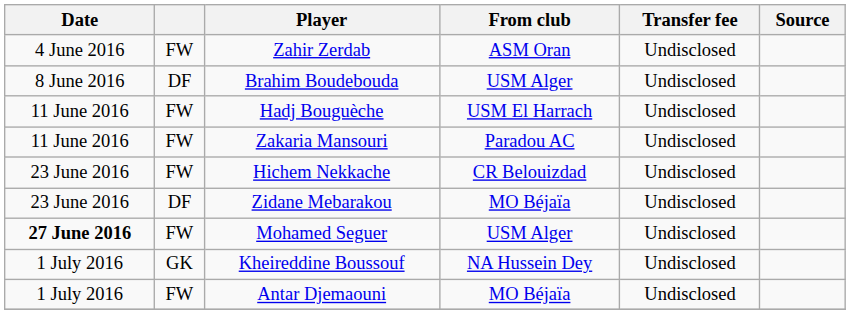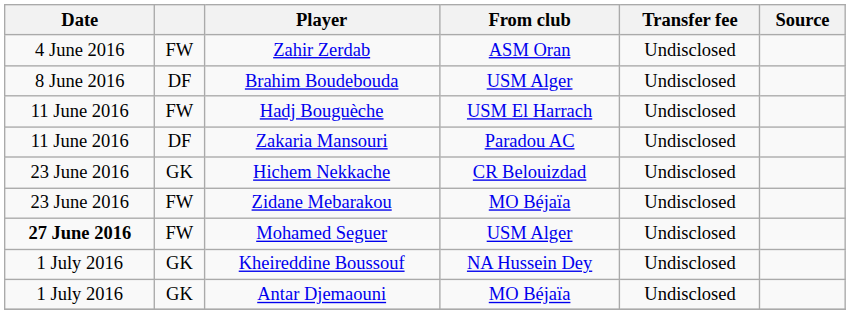(179, 141) FW -> (179, 141) DF
(179, 171) FW -> (179, 171) GK
(179, 202) DF -> (179, 202) FW
(179, 293) FW -> (179, 293) GK
